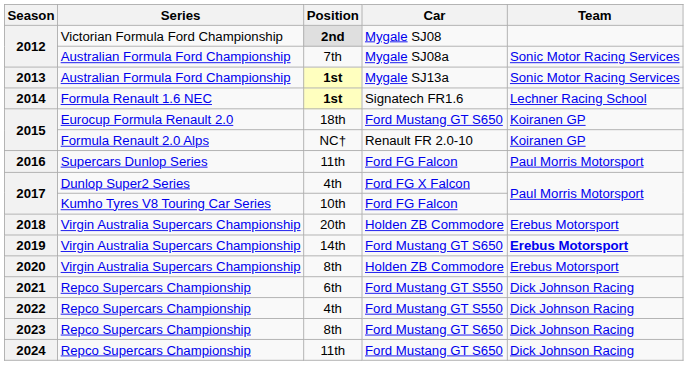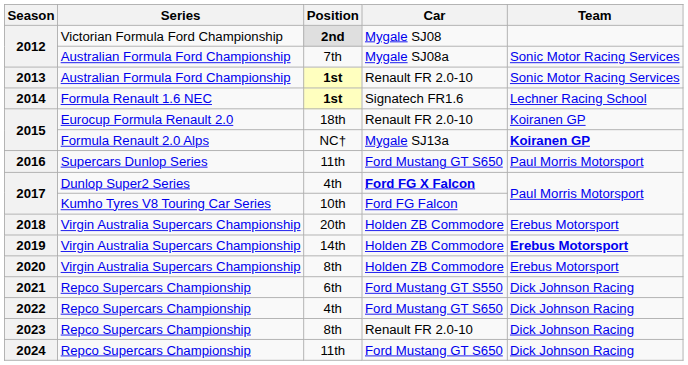(407, 78) Mygale SJ13a -> (419, 78) Renault FR 2.0-10
(434, 120) Ford Mustang GT S650 -> (419, 120) Renault FR 2.0-10
(419, 141) Renault FR 2.0-10 -> (407, 141) Mygale SJ13a
(548, 141) normal -> (550, 141) bold
(411, 162) Ford FG Falcon -> (434, 162) Ford Mustang GT S650
(418, 183) normal -> (420, 183) bold
(434, 245) Ford Mustang GT S650 -> (434, 245) Holden ZB Commodore
(434, 308) Ford Mustang GT S550 -> (434, 308) Ford Mustang GT S650
(434, 329) Ford Mustang GT S650 -> (419, 329) Renault FR 2.0-10
